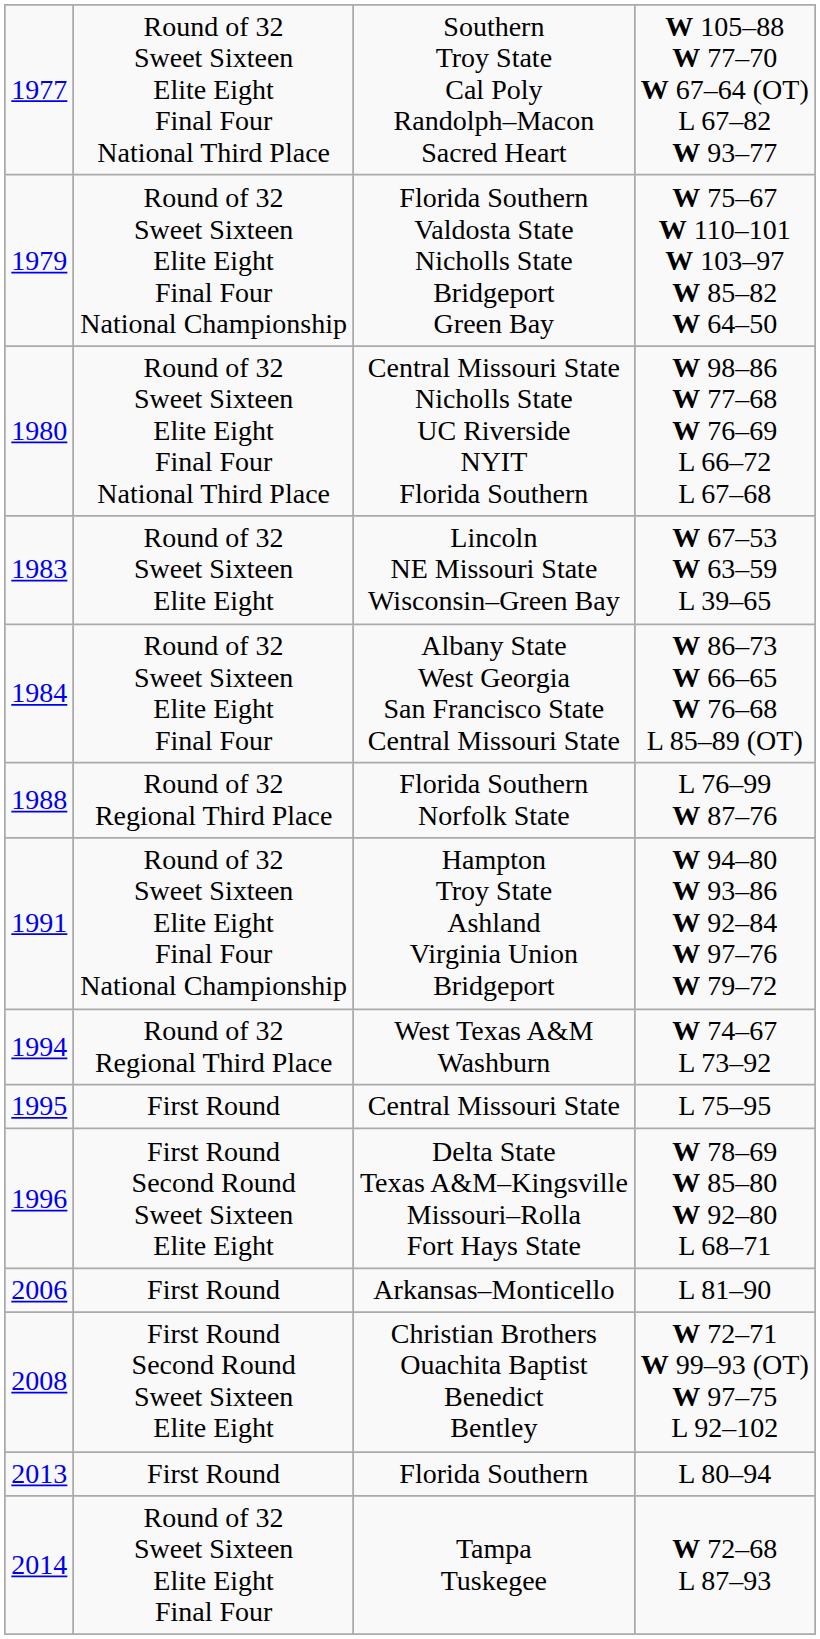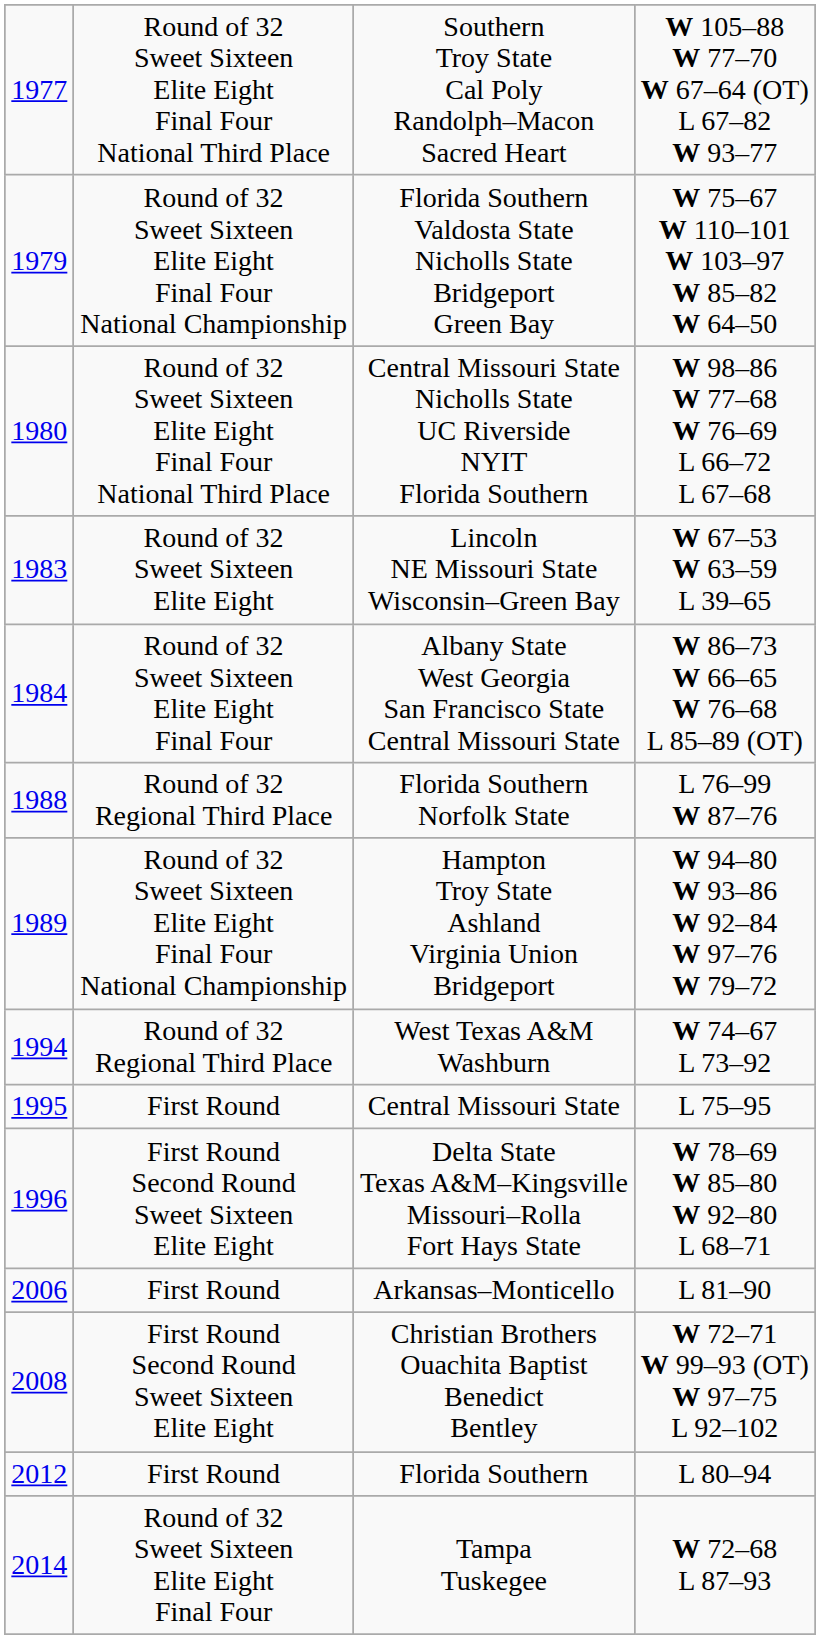(39, 923) 1991 -> (39, 923) 1989
(39, 1473) 2013 -> (39, 1473) 2012
